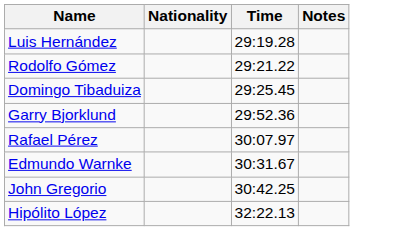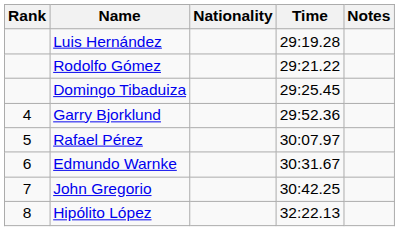+ column: (27, 16)
